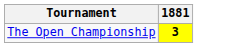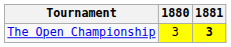+ column: (175, 14)
